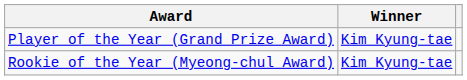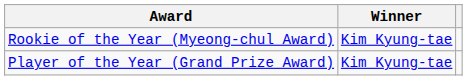rows swapped: (171, 40) <-> (171, 63)
